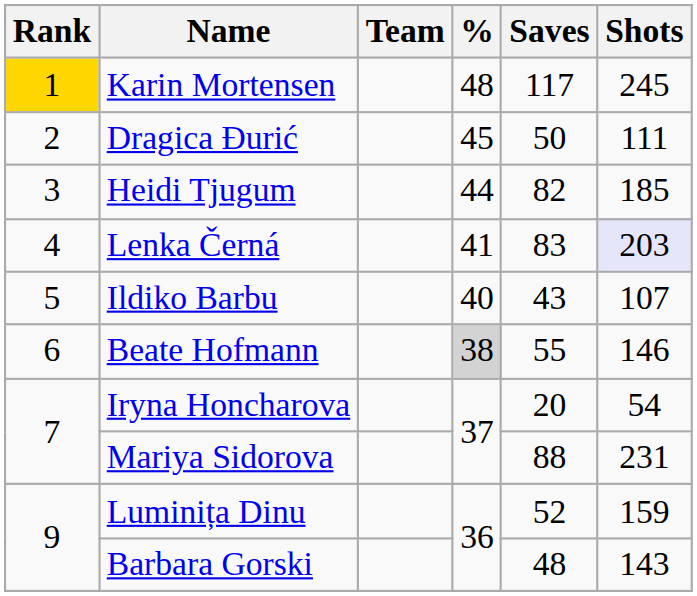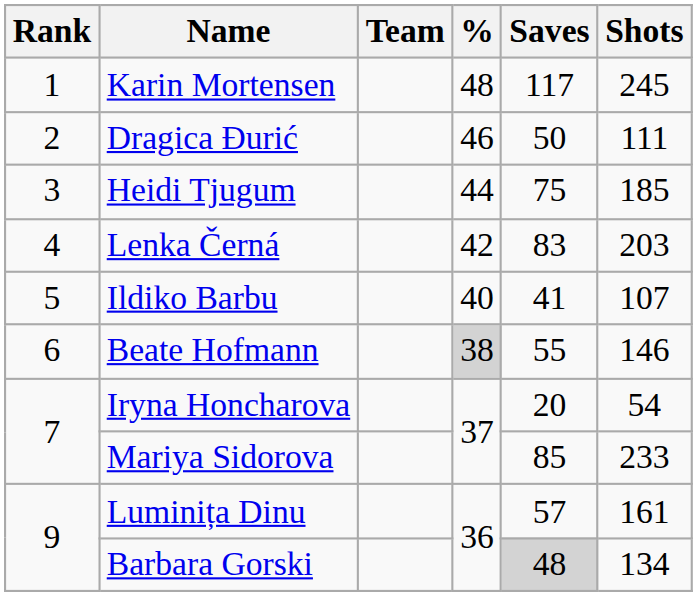(52, 84) gold background -> (52, 84) no background
(477, 137) 45 -> (477, 137) 46
(549, 191) 82 -> (549, 191) 75
(477, 244) 41 -> (477, 244) 42
(644, 244) lavender background -> (644, 244) no background
(549, 297) 43 -> (549, 297) 41
(549, 457) 88 -> (549, 457) 85
(644, 457) 231 -> (644, 457) 233
(549, 510) 52 -> (549, 510) 57
(644, 510) 159 -> (644, 510) 161
(549, 564) no background -> (549, 564) lightgrey background
(644, 564) 143 -> (644, 564) 134
